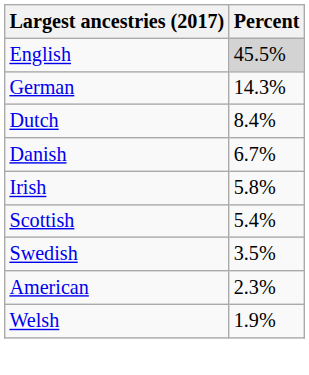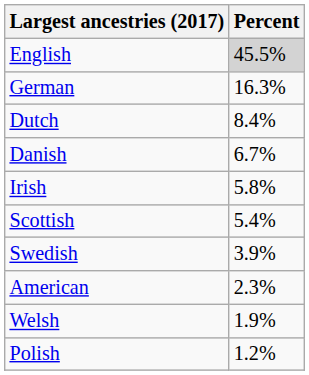(260, 88) 14.3% -> (260, 88) 16.3%
(255, 254) 3.5% -> (255, 254) 3.9%
+ row: (35, 354)
